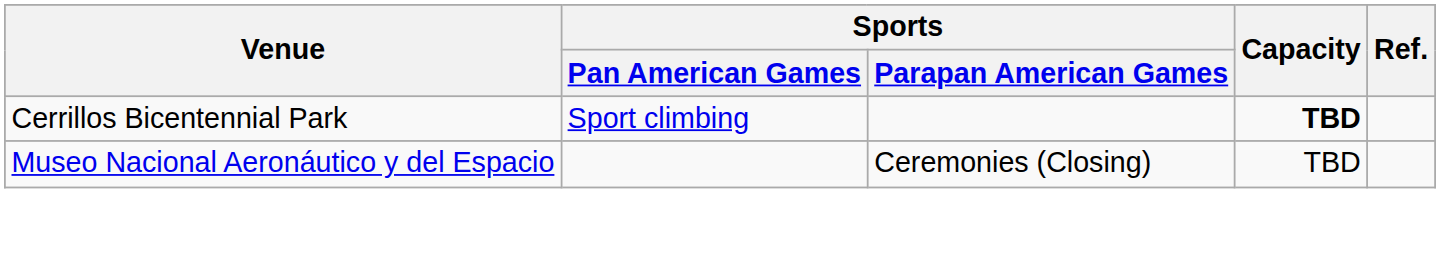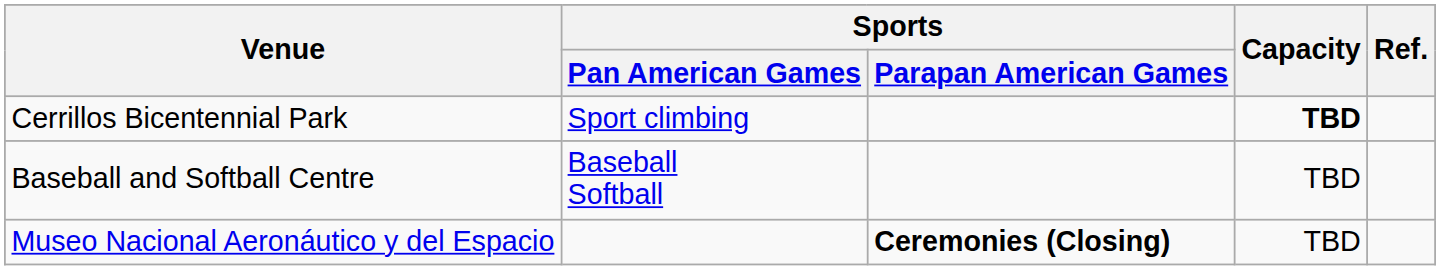+ row: (193, 179)
(1013, 163) normal -> (1022, 241) bold
